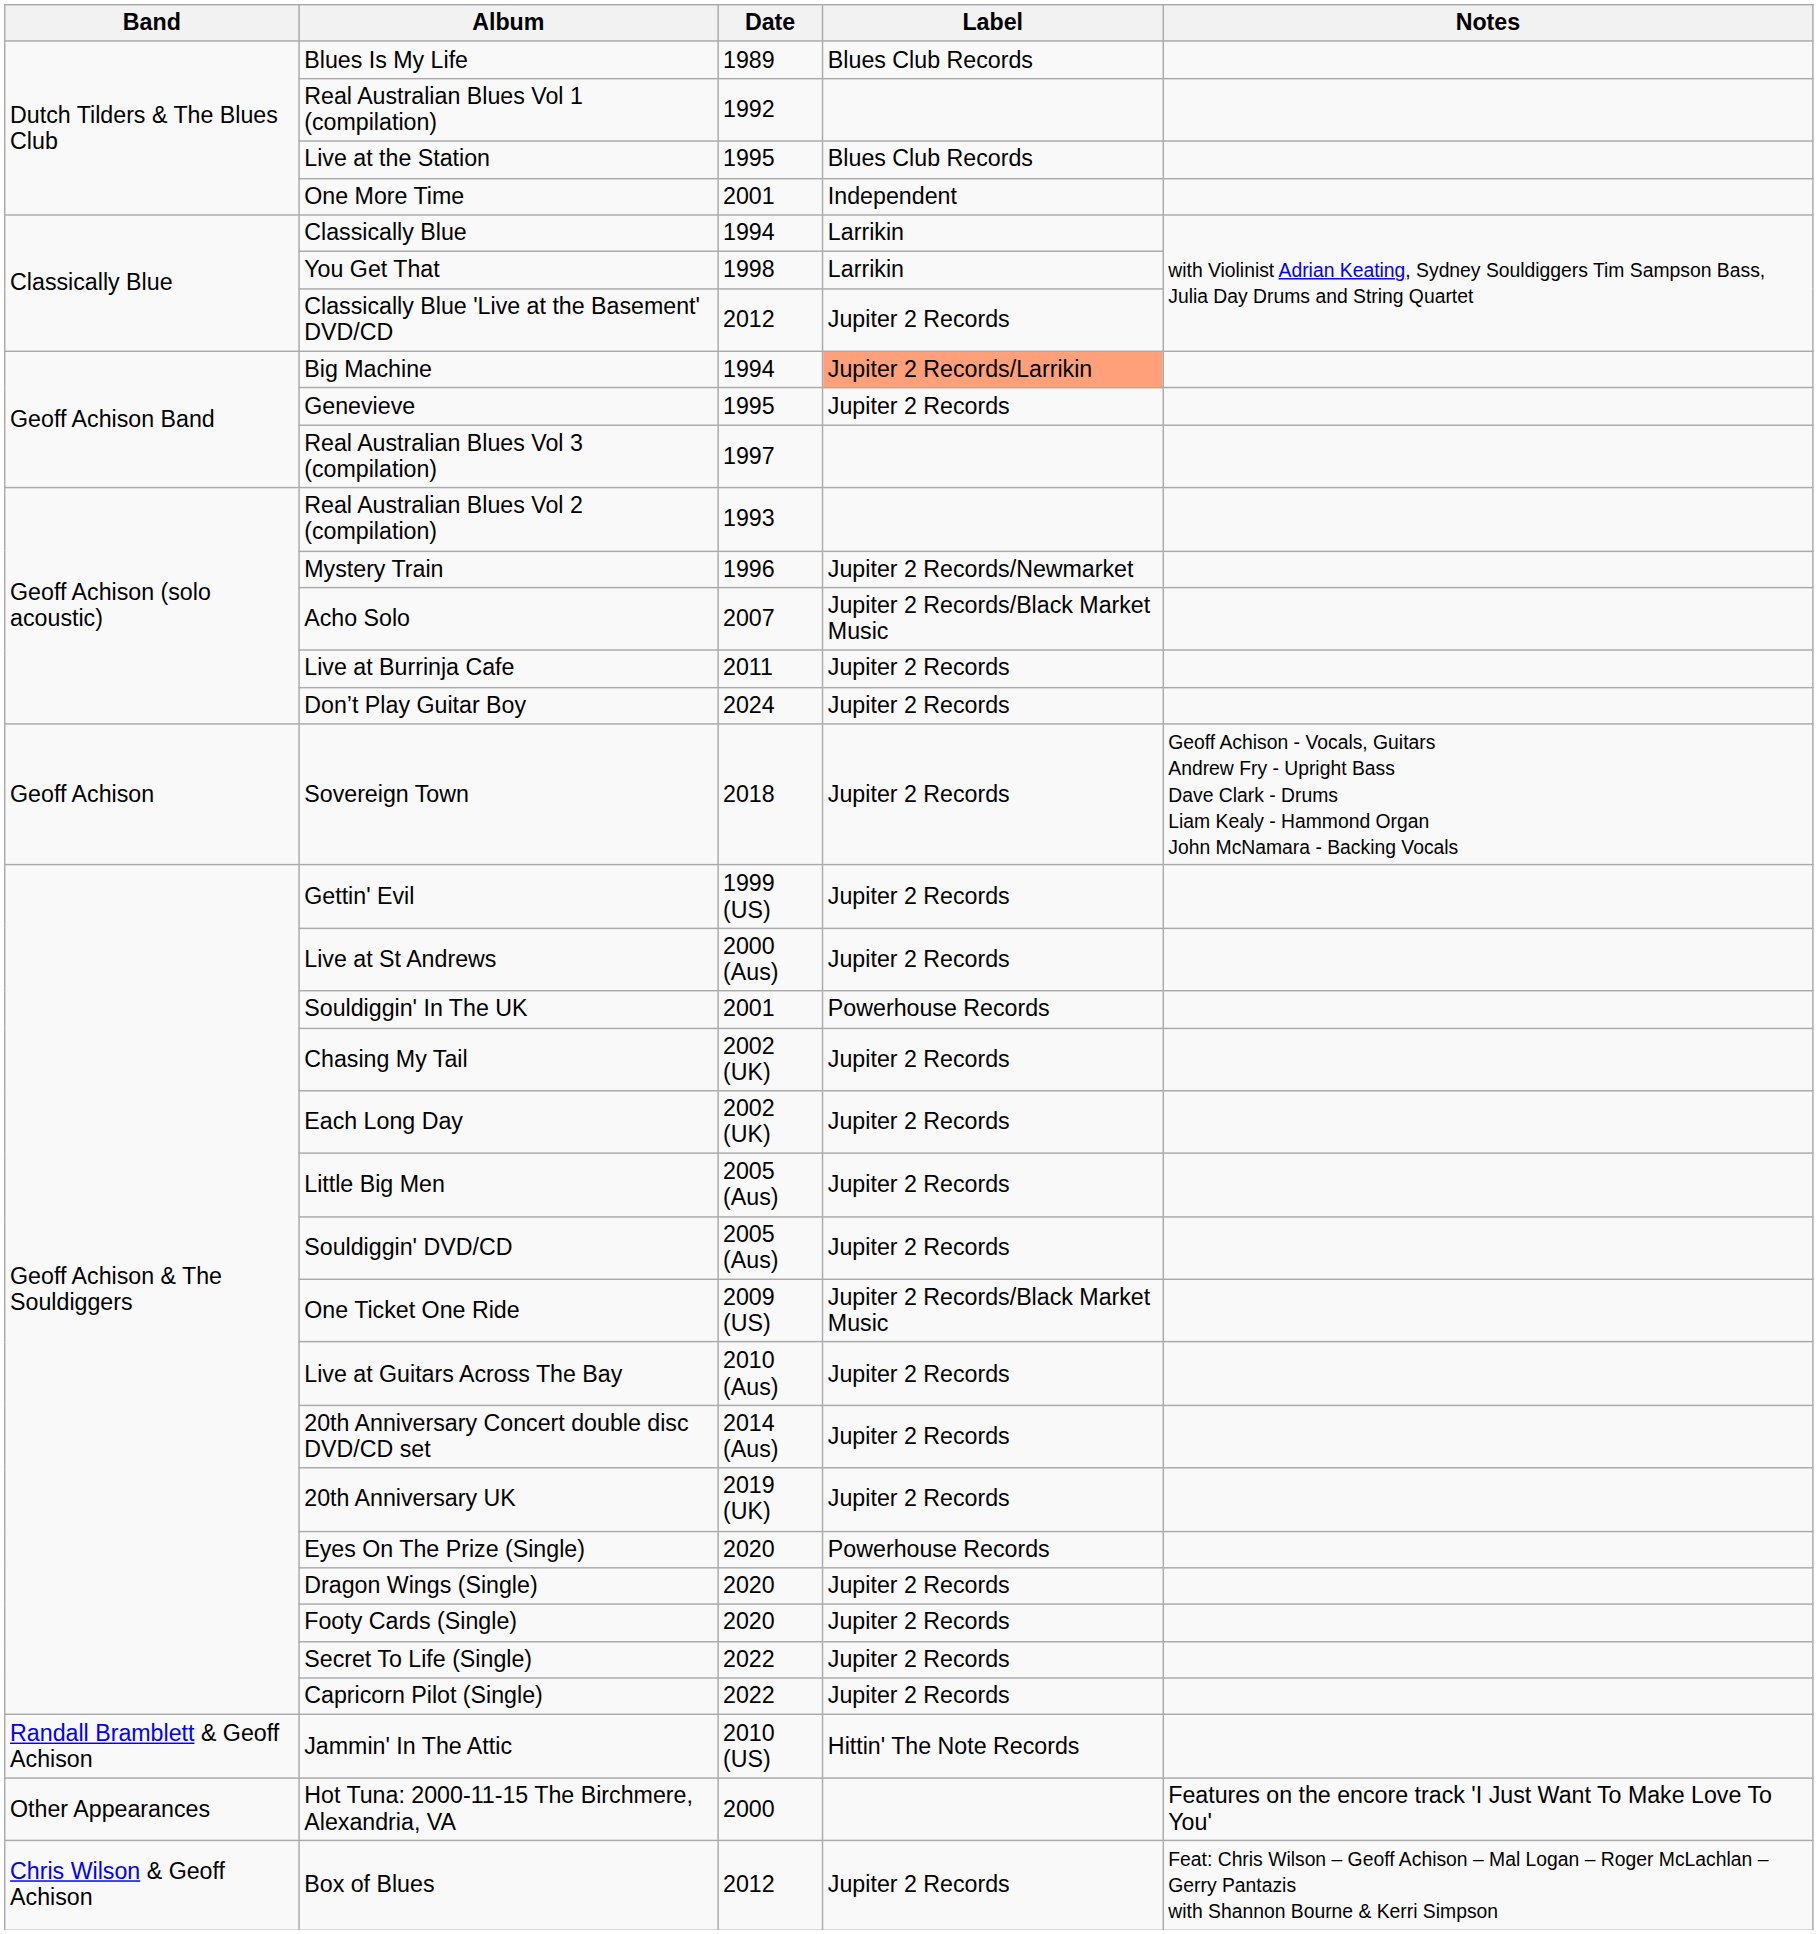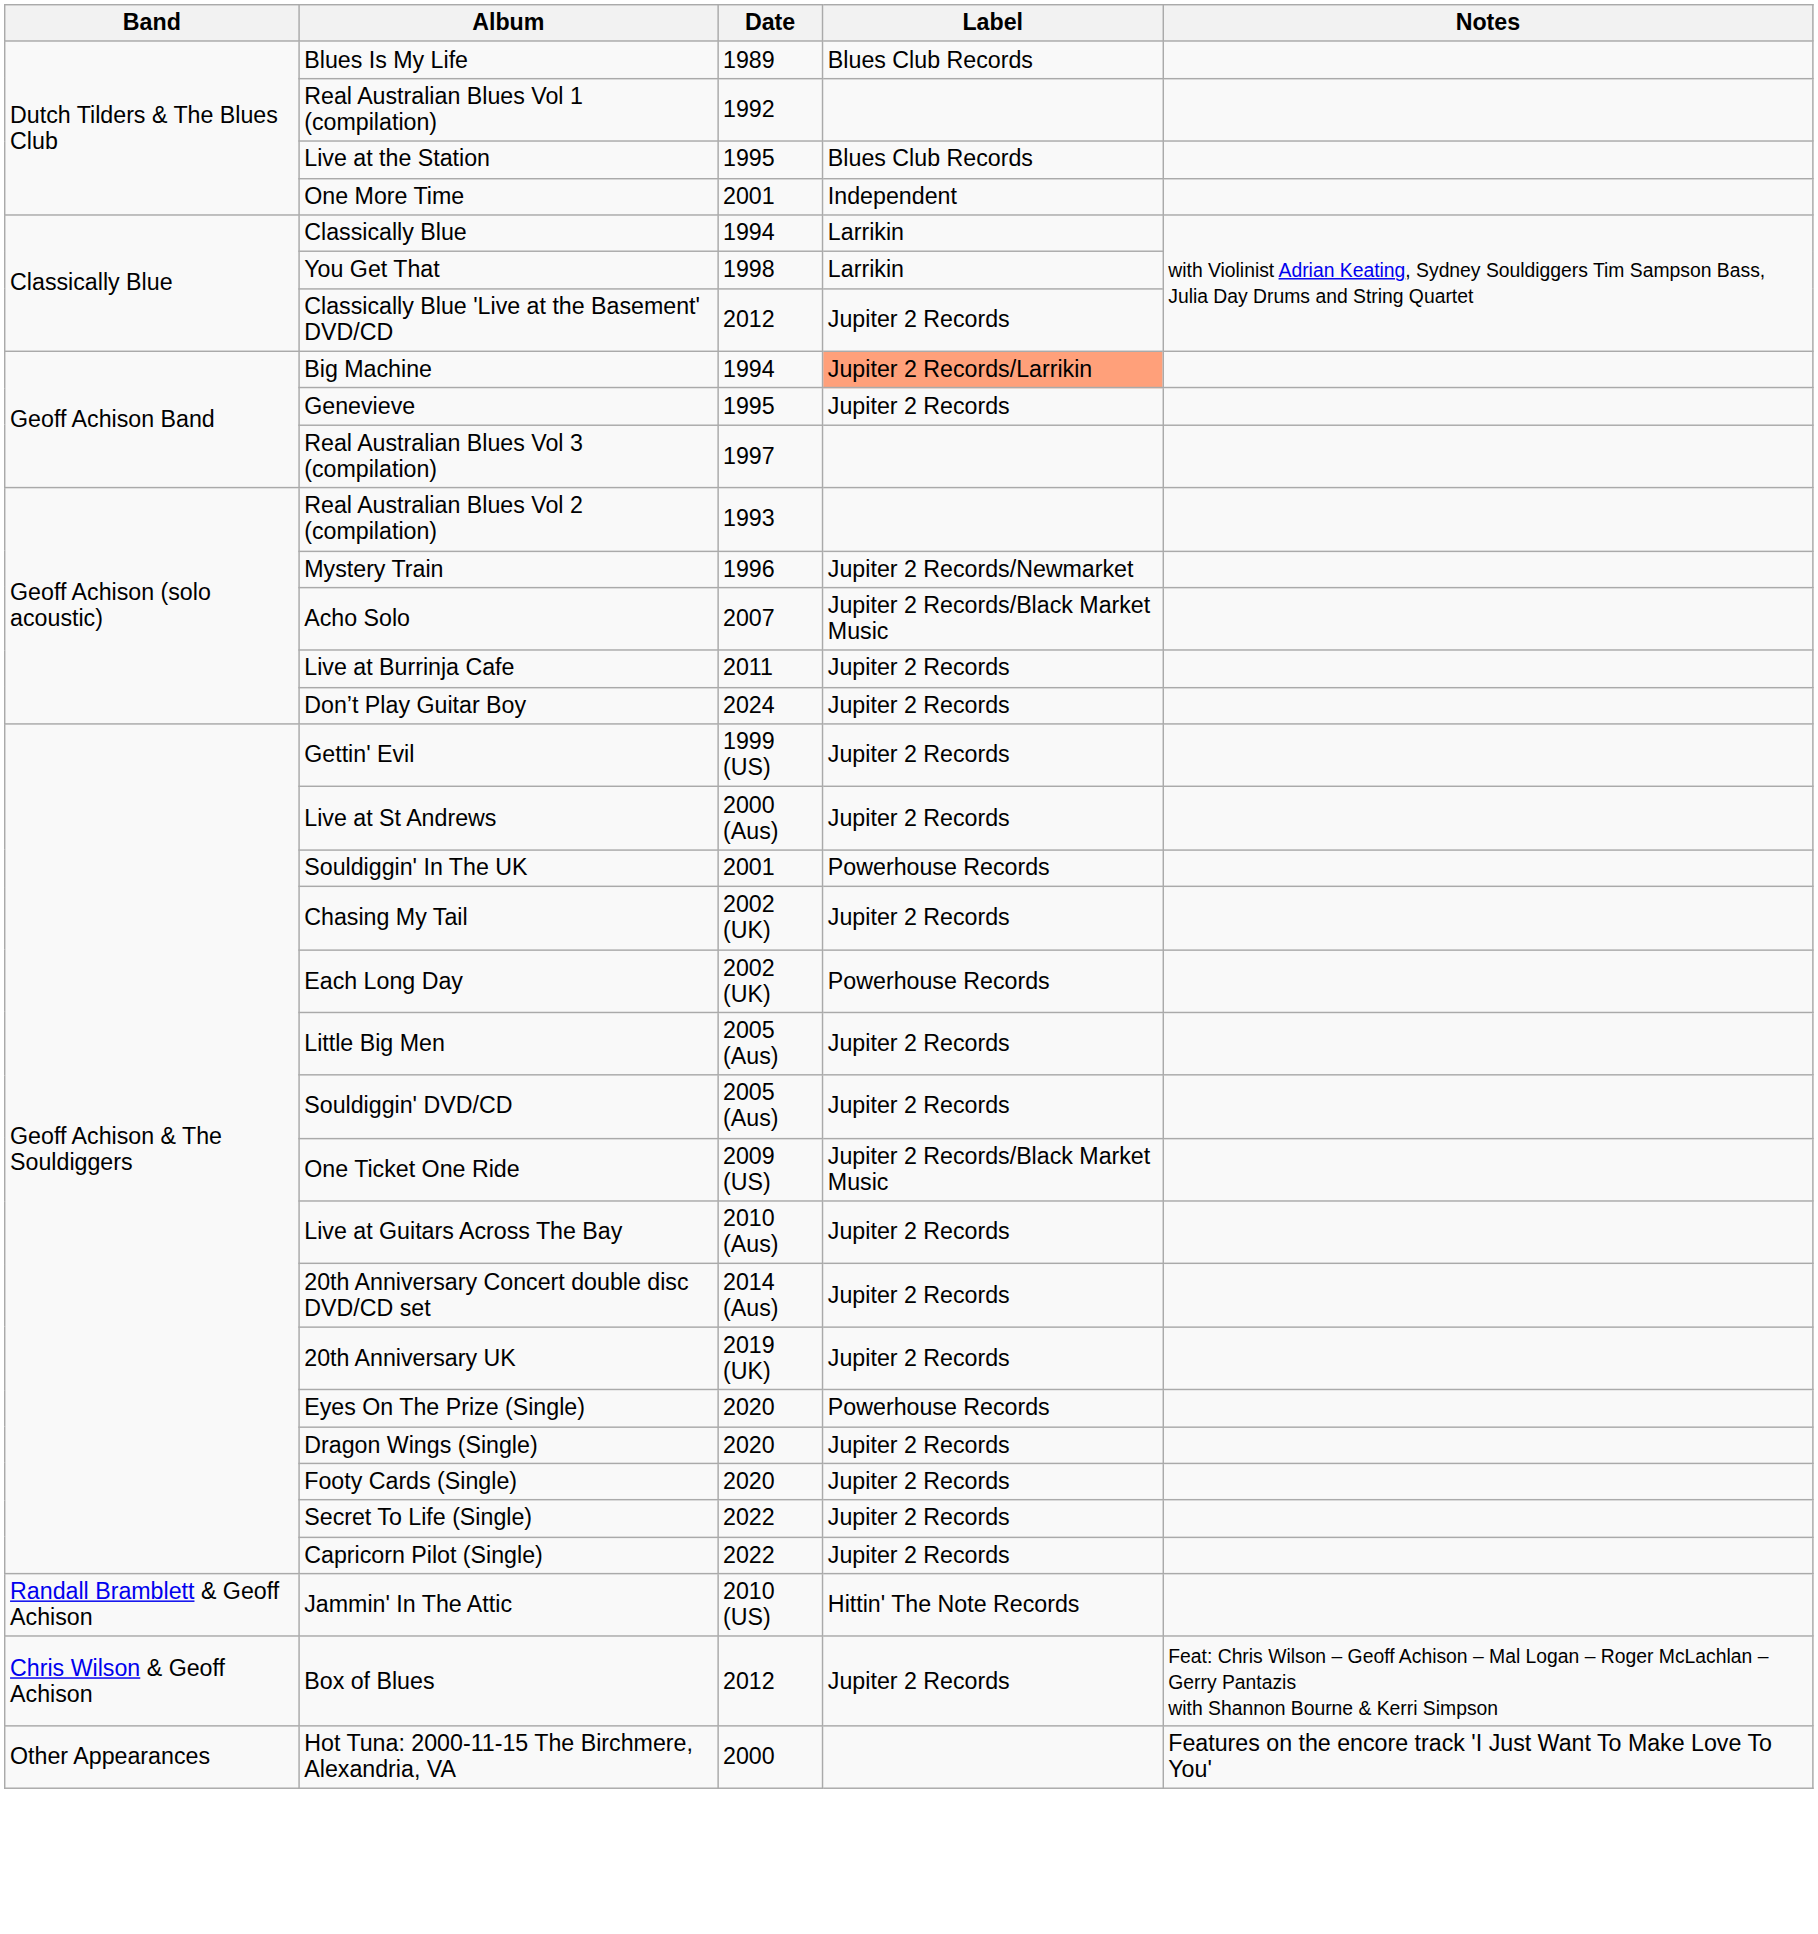- row: (387, 794)
(919, 1121) Jupiter 2 Records -> (939, 980) Powerhouse Records
rows swapped: (369, 1884) <-> (499, 1808)
